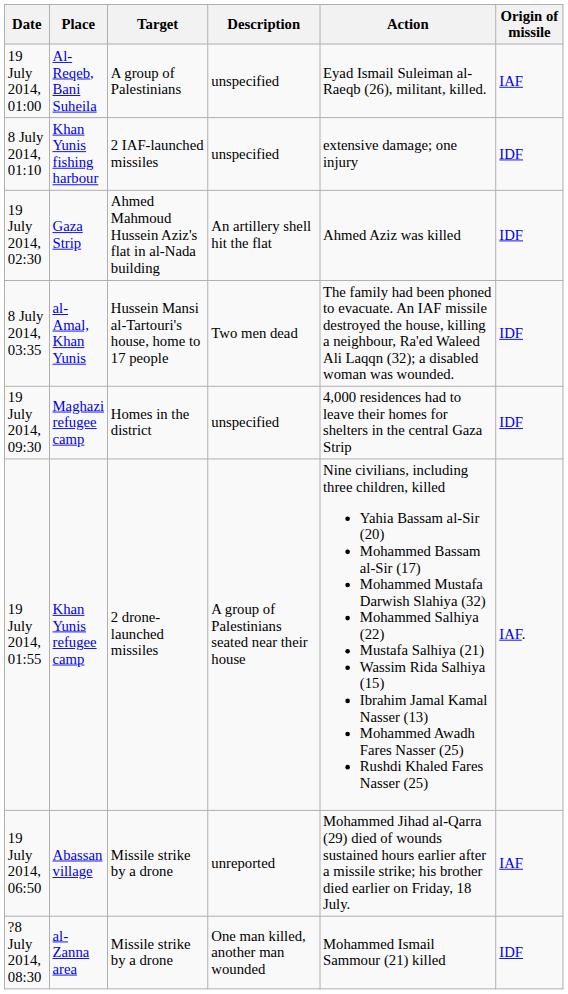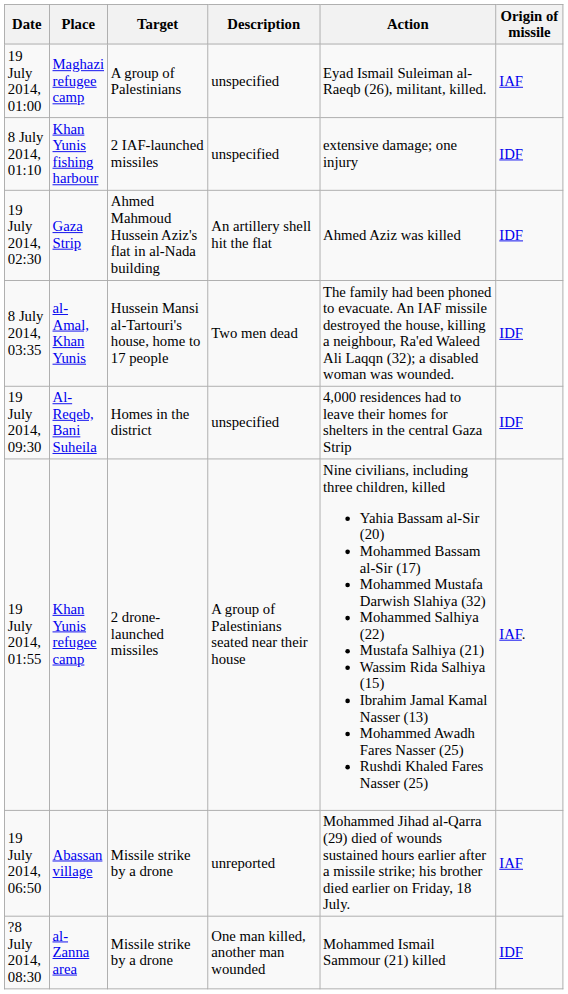(75, 80) Al-Reqeb, Bani Suheila -> (78, 80) Maghazi refugee camp
(78, 422) Maghazi refugee camp -> (75, 422) Al-Reqeb, Bani Suheila
